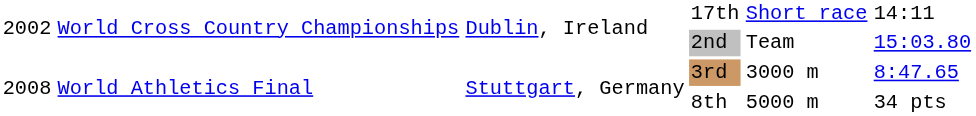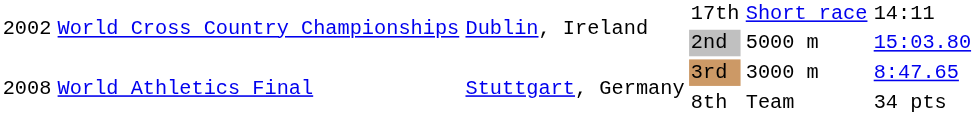(770, 43) Team -> (782, 43) 5000 m
(782, 102) 5000 m -> (770, 102) Team
